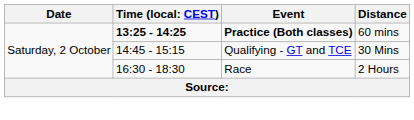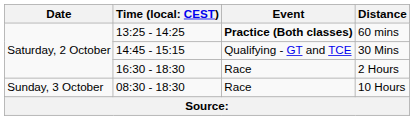(151, 32) bold -> (150, 32) normal
+ row: (382, 88)
